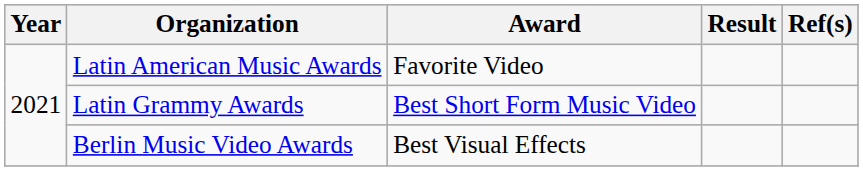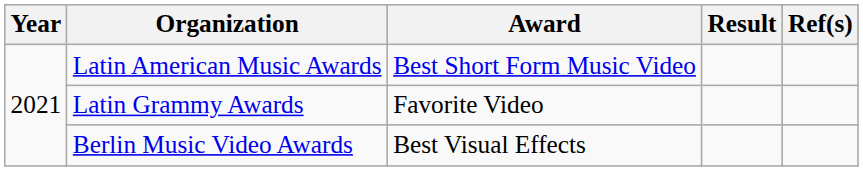(468, 64) Favorite Video -> (545, 64) Best Short Form Music Video
(545, 104) Best Short Form Music Video -> (468, 104) Favorite Video
